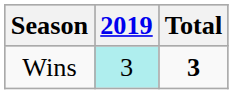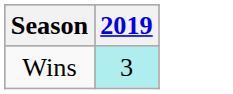- column: (194, 25)
